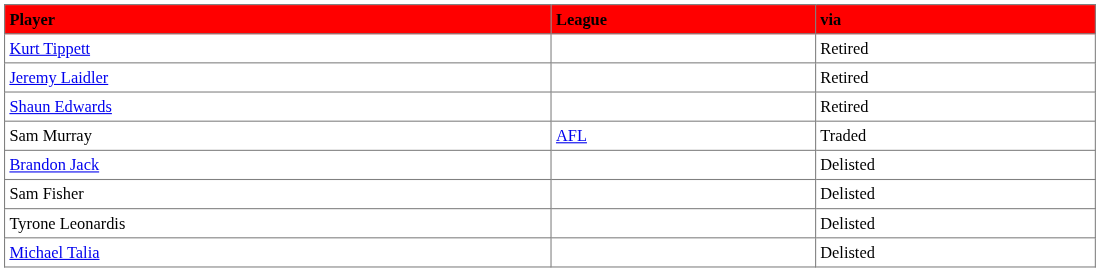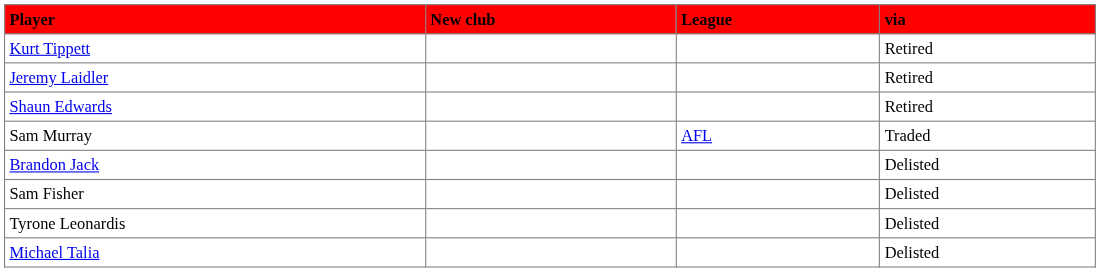+ column: (463, 19)
